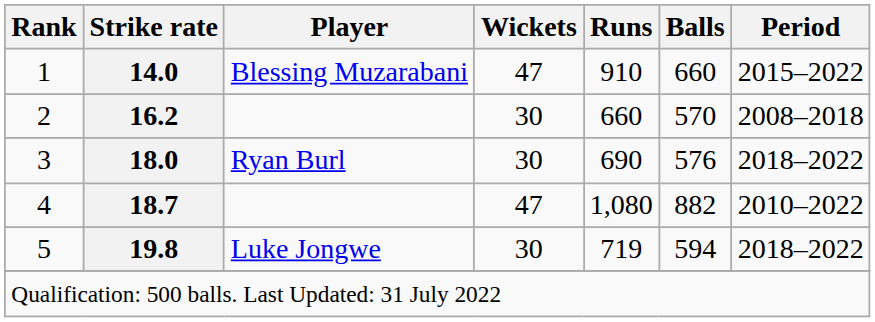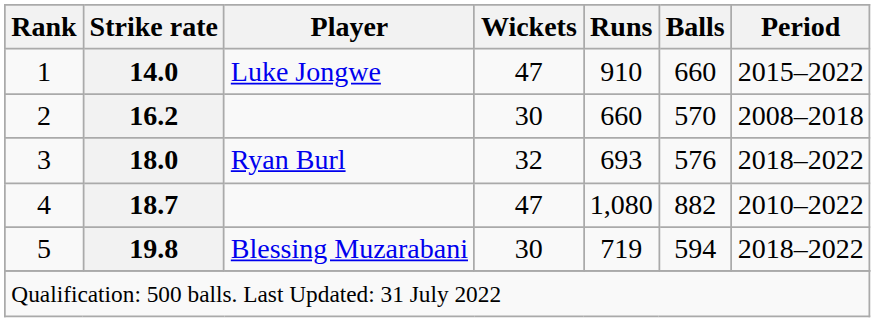(349, 71) Blessing Muzarabani -> (306, 71) Luke Jongwe
(529, 159) 30 -> (529, 159) 32
(621, 159) 690 -> (621, 159) 693
(306, 248) Luke Jongwe -> (349, 248) Blessing Muzarabani
